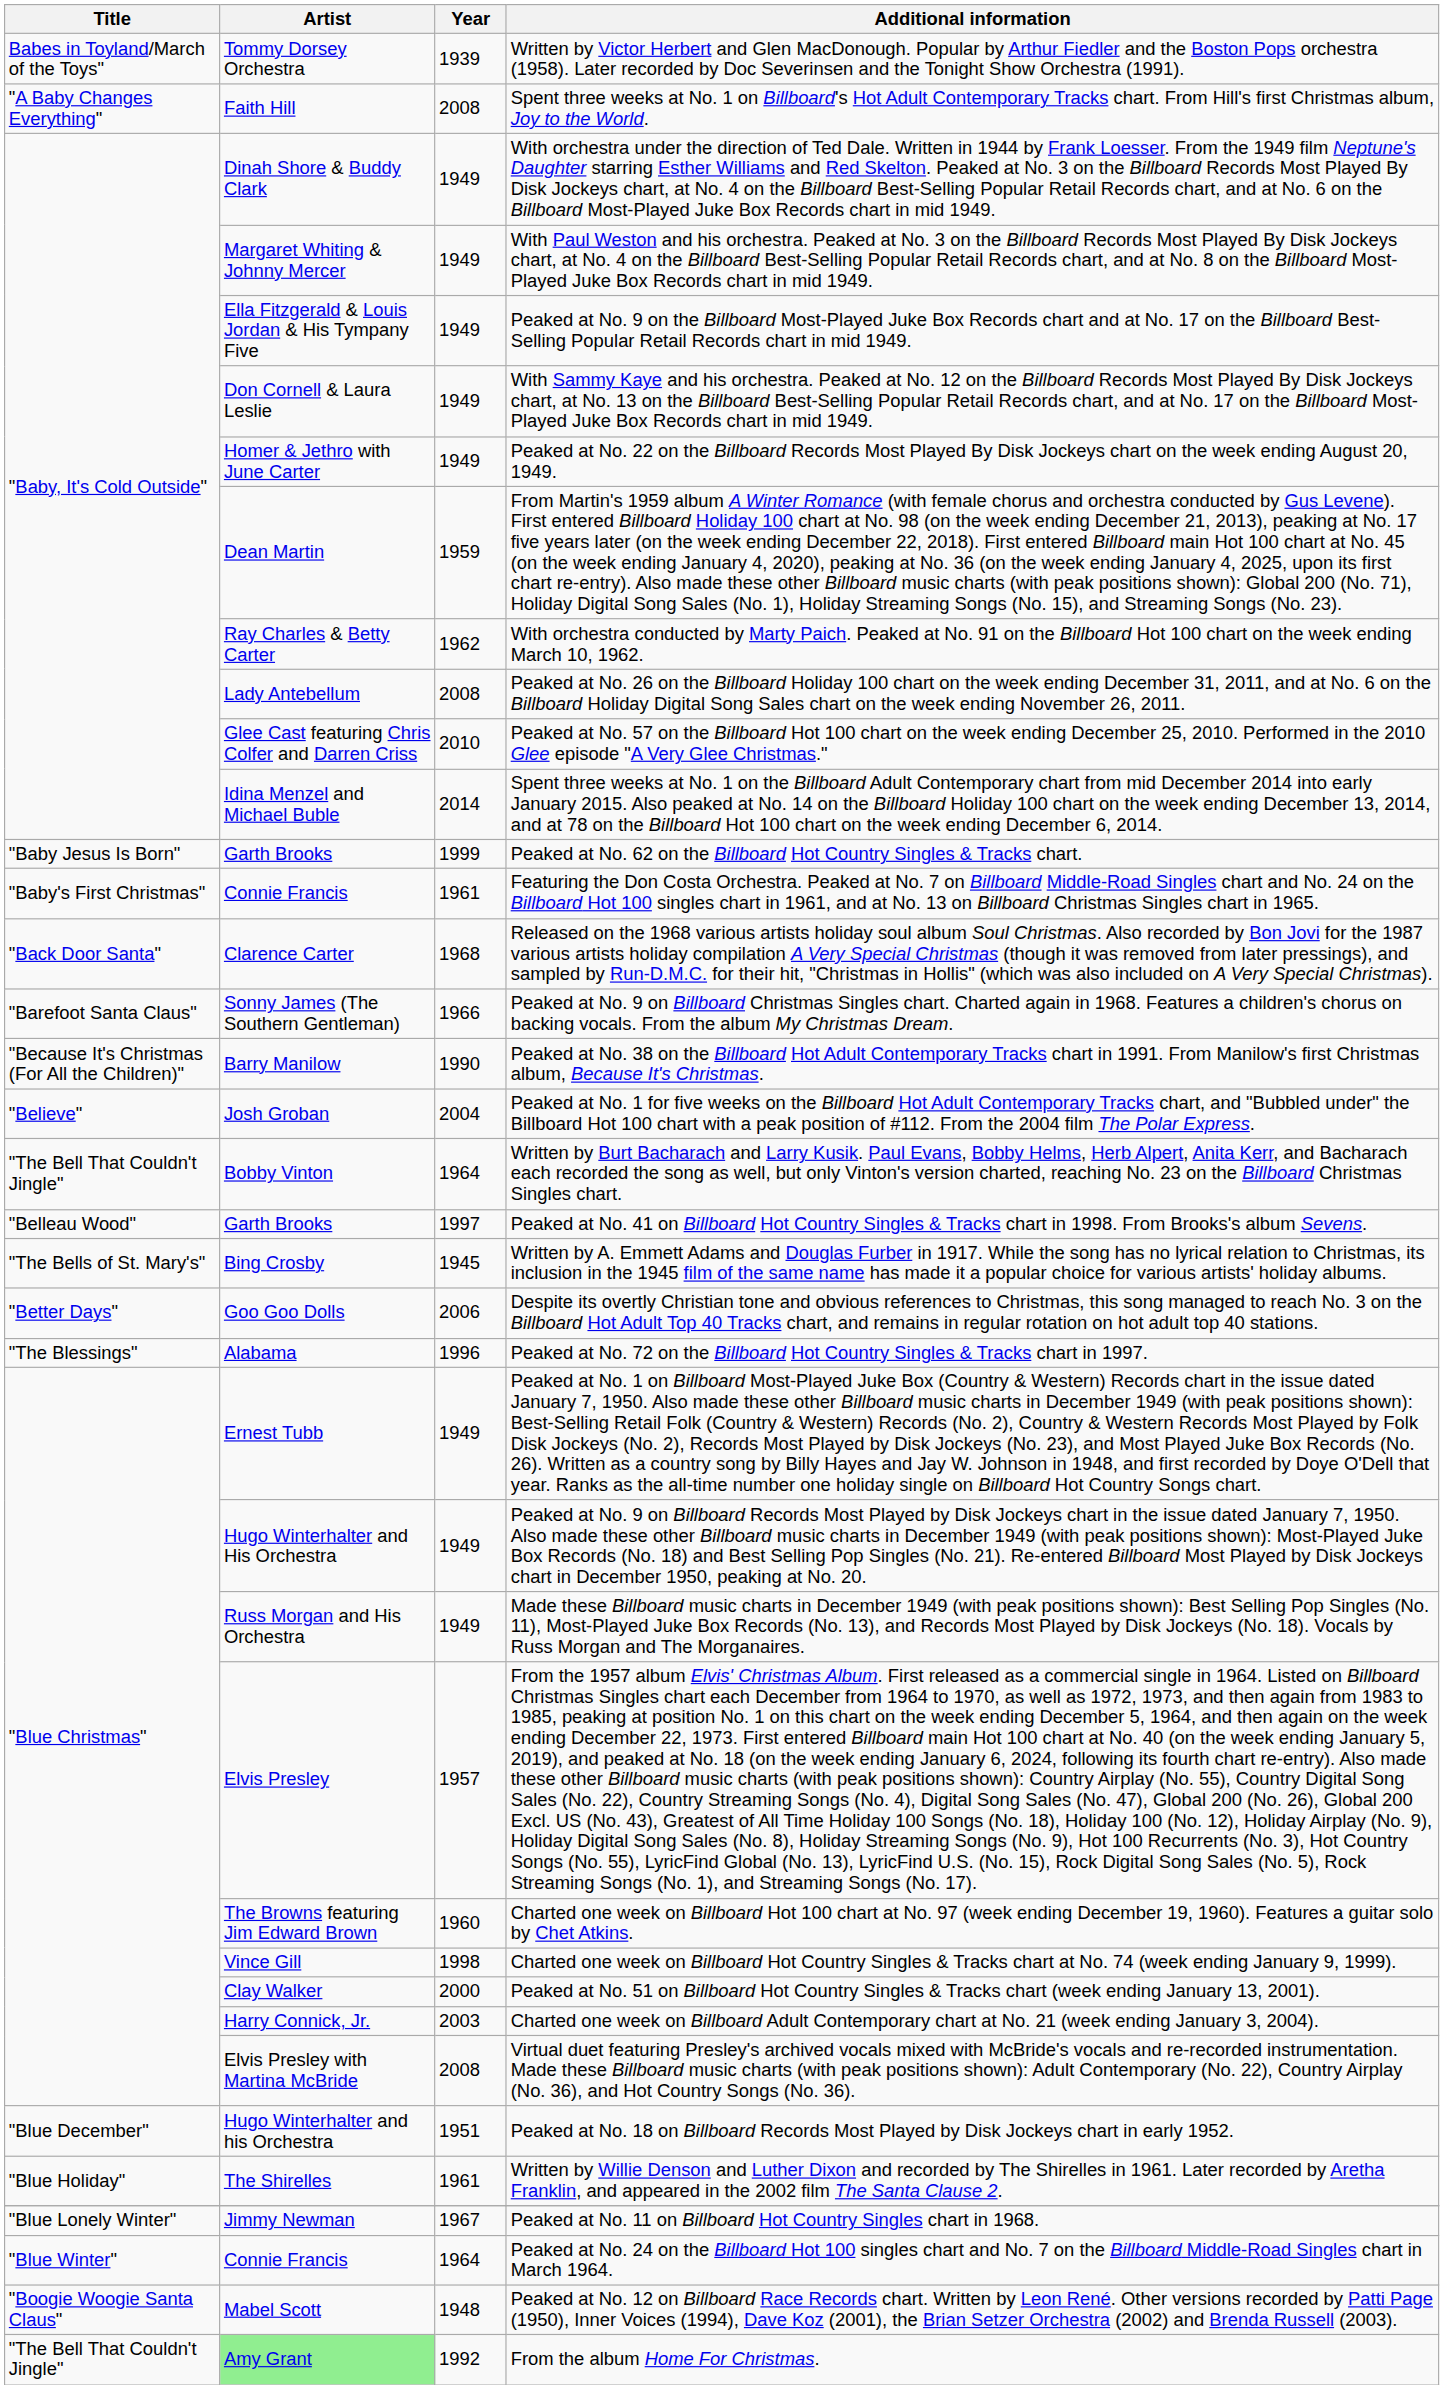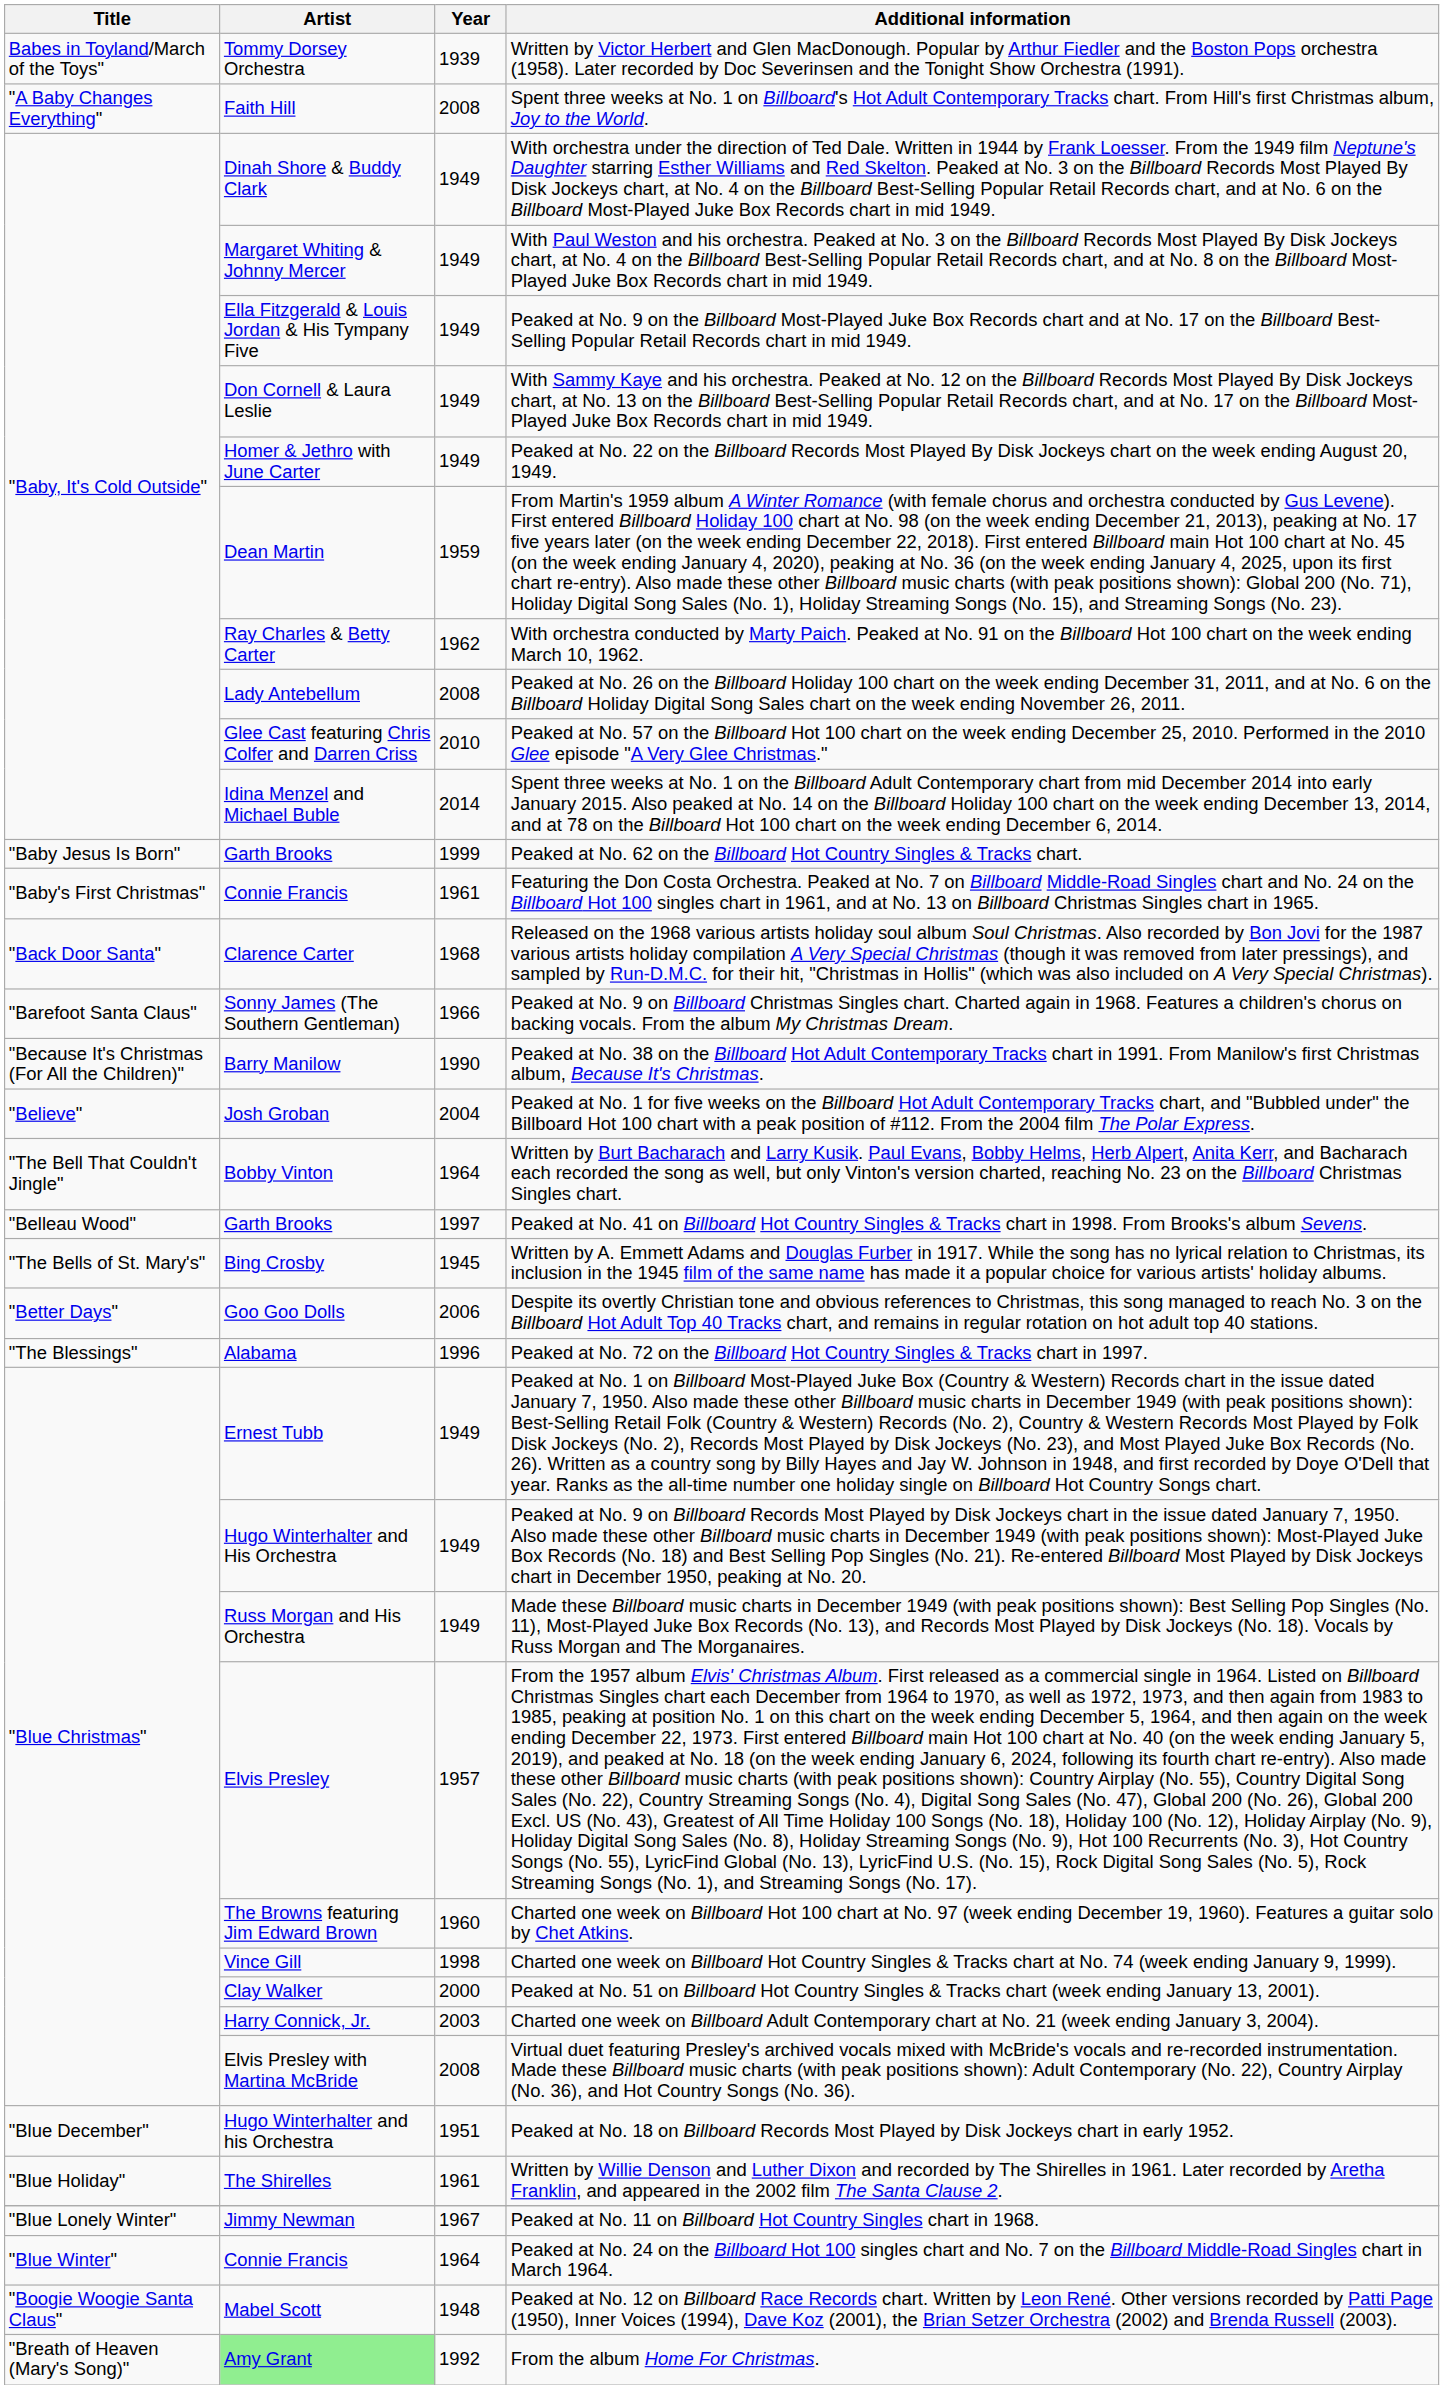(103, 2359) "The Bell That Couldn't Jingle" -> (84, 2359) "Breath of Heaven (Mary's Song)"
